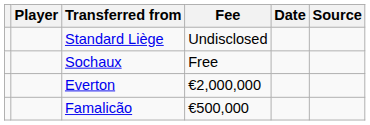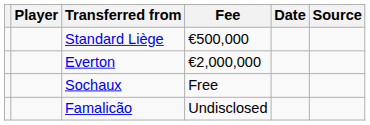(228, 39) Undisclosed -> (219, 39) €500,000
rows swapped: (90, 85) <-> (93, 62)
(219, 108) €500,000 -> (228, 108) Undisclosed
